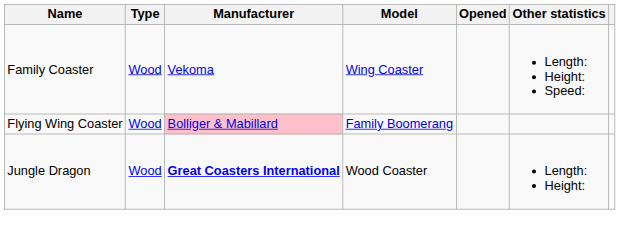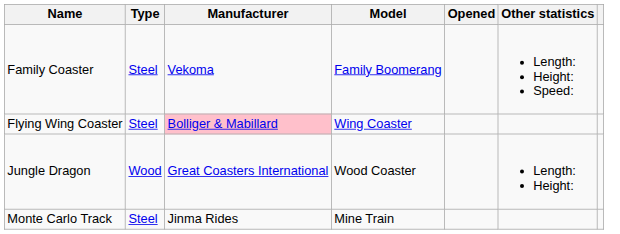(145, 69) Wood -> (143, 69) Steel
(384, 69) Wing Coaster -> (388, 69) Family Boomerang
(145, 124) Wood -> (143, 124) Steel
(399, 124) Family Boomerang -> (373, 124) Wing Coaster
(254, 171) bold -> (248, 171) normal
+ row: (60, 219)
